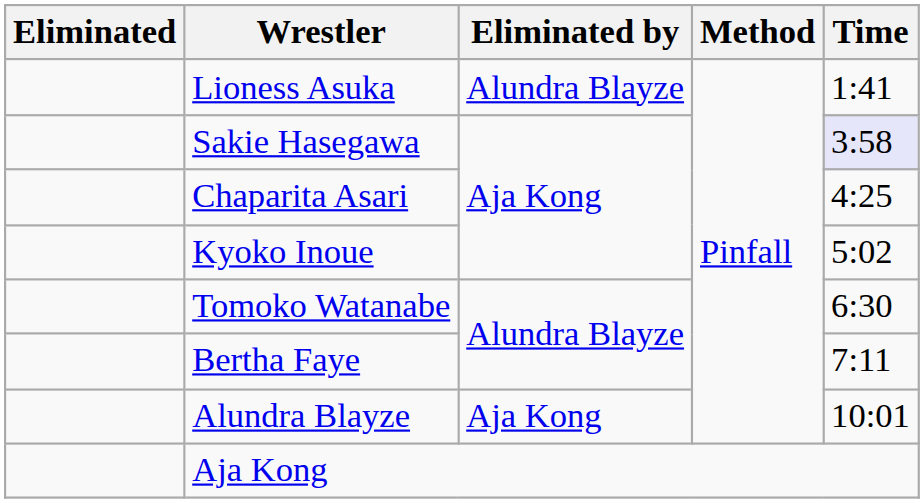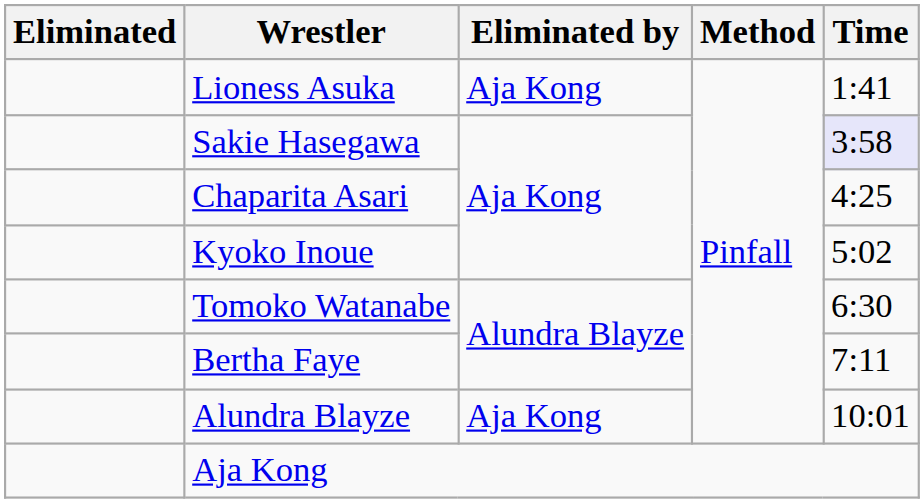(575, 86) Alundra Blayze -> (534, 86) Aja Kong
